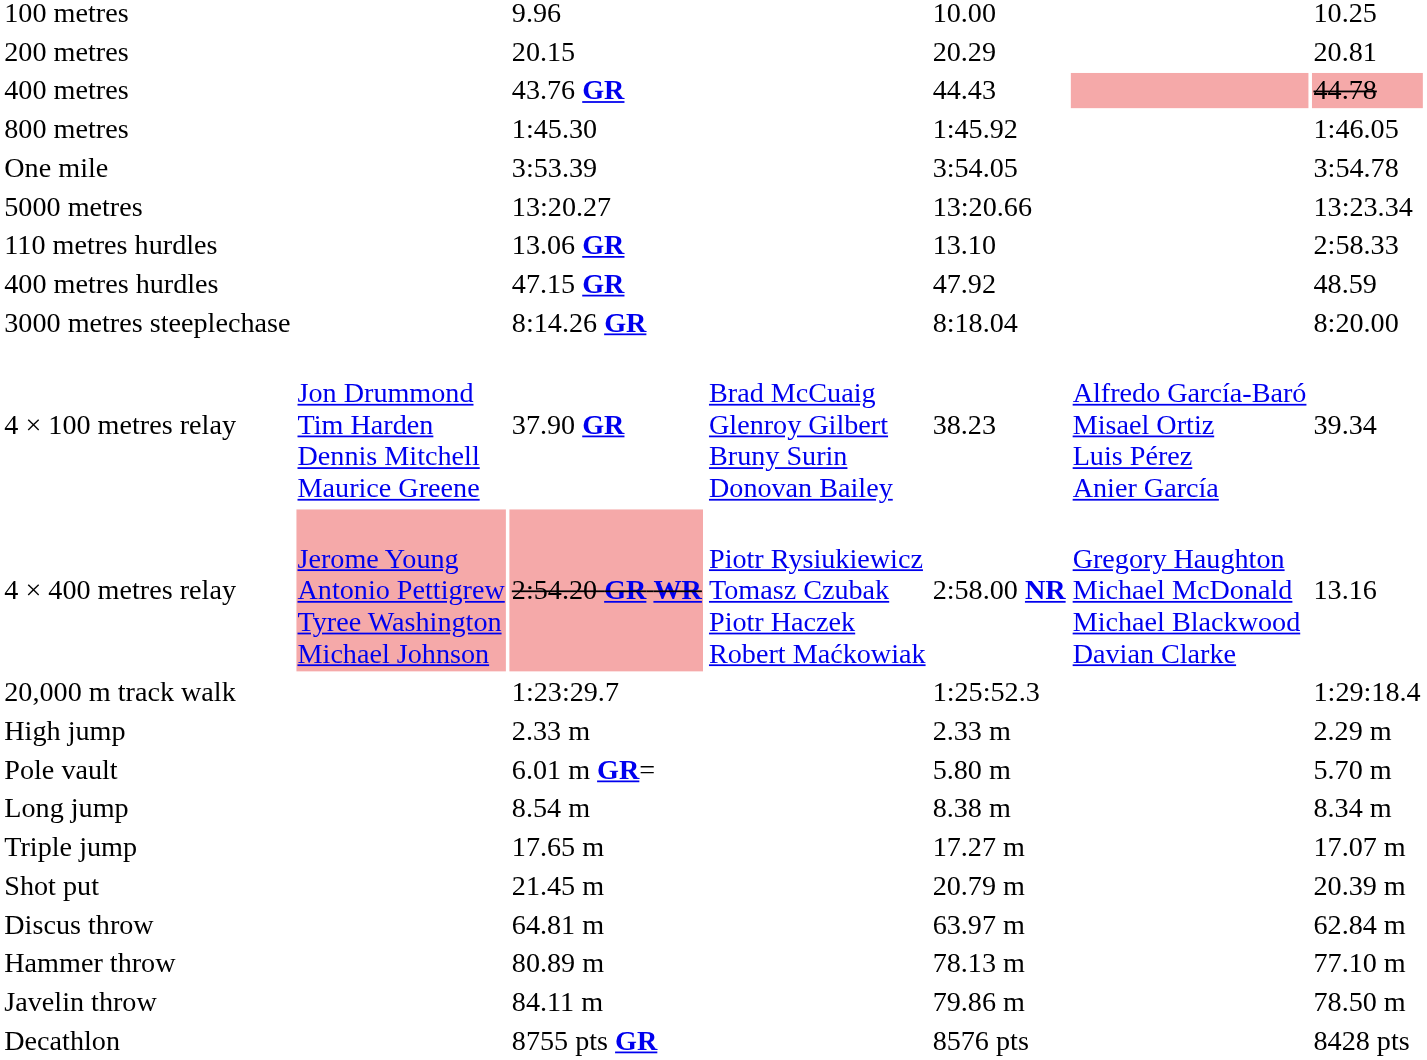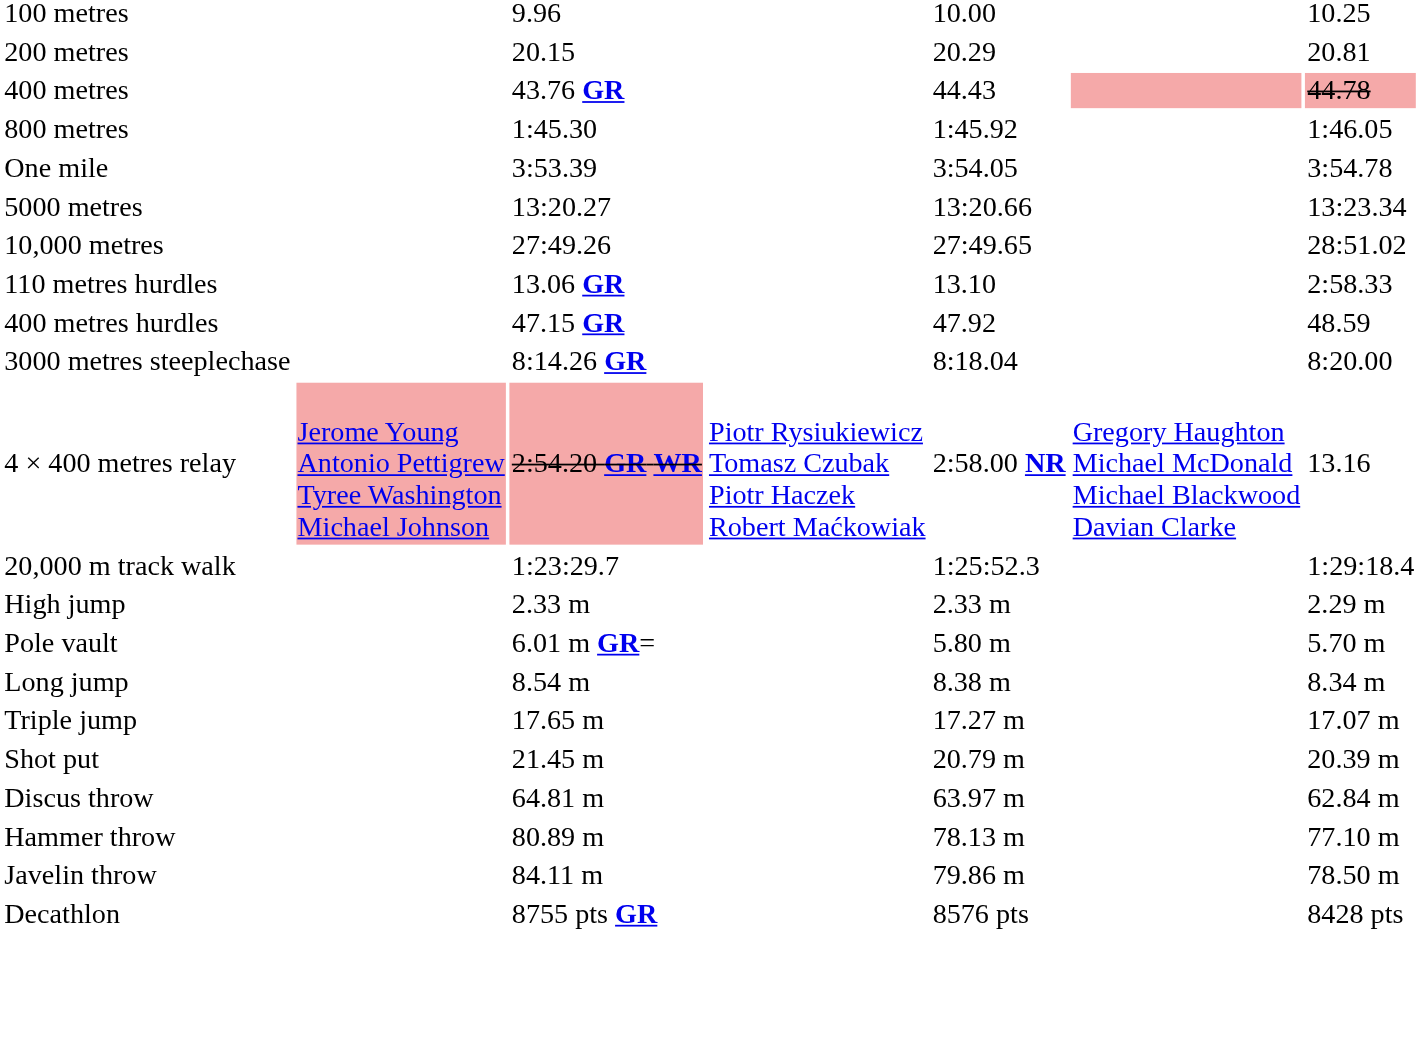+ row: (84, 245)
- row: (120, 424)
